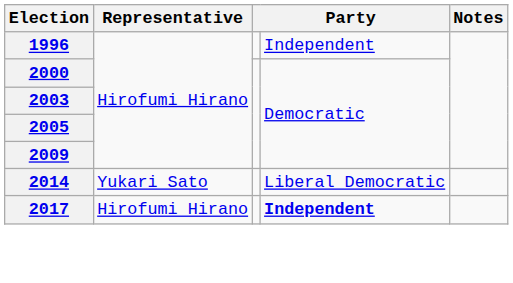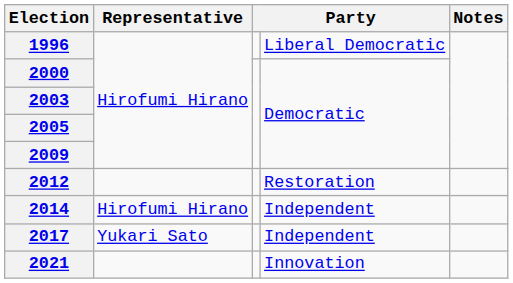(319, 46) Independent -> (355, 46) Liberal Democratic
+ row: (49, 182)
(153, 182) Yukari Sato -> (173, 210) Hirofumi Hirano
(355, 182) Liberal Democratic -> (319, 210) Independent
(173, 210) Hirofumi Hirano -> (153, 237) Yukari Sato
(319, 210) bold -> (319, 237) normal
+ row: (49, 264)
